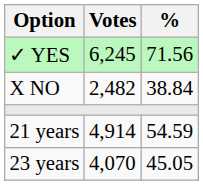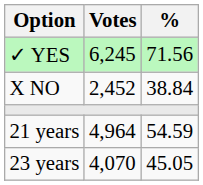(112, 88) 2,482 -> (112, 88) 2,452
(112, 130) 4,914 -> (112, 130) 4,964
